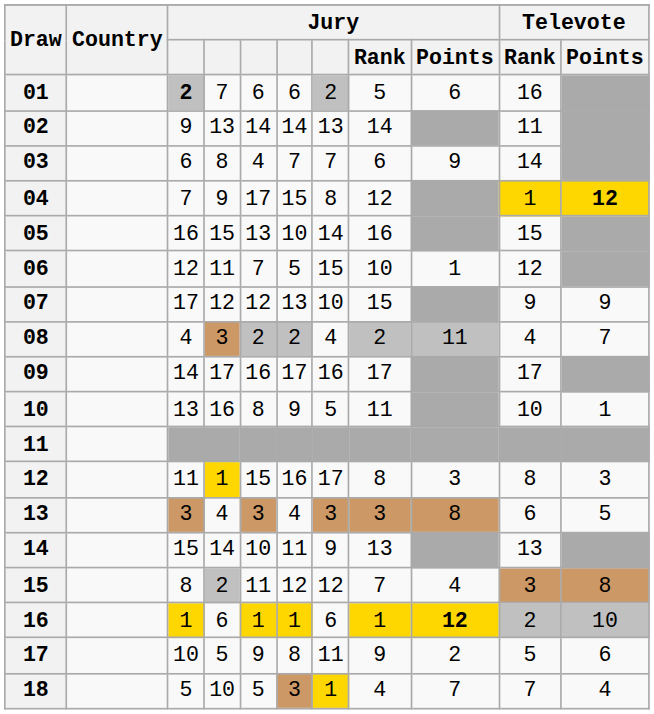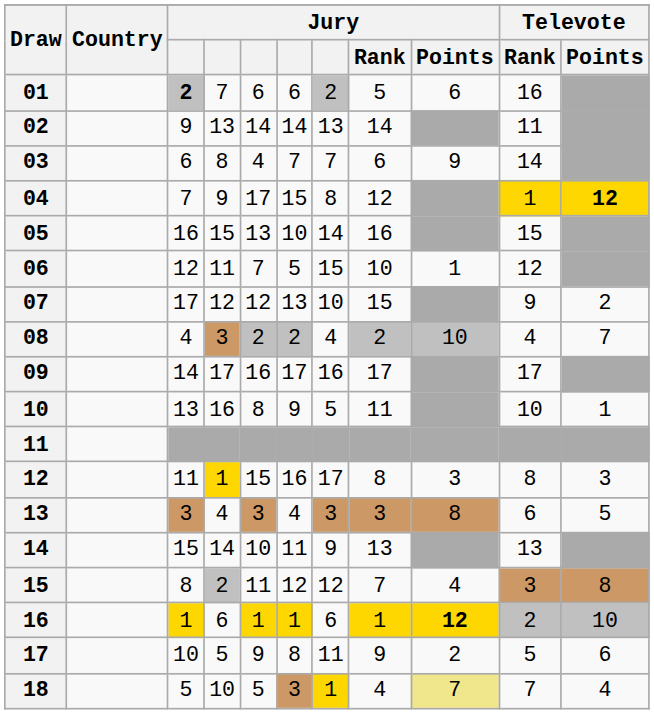(605, 304) 9 -> (605, 304) 2
(455, 339) 11 -> (455, 339) 10
(455, 691) no background -> (455, 691) khaki background
